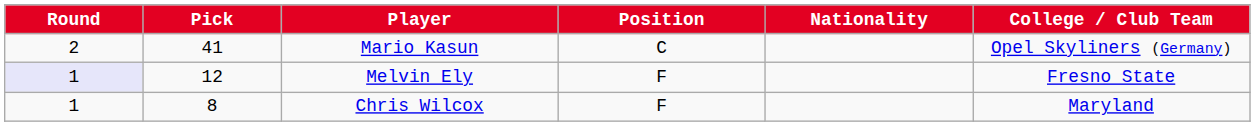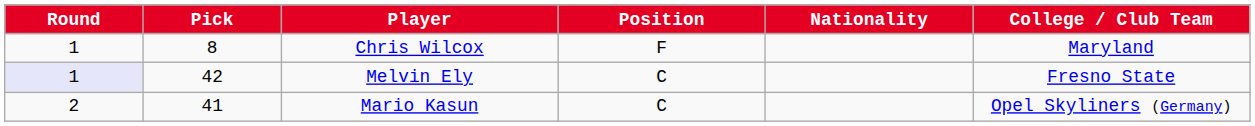rows swapped: (420, 106) <-> (420, 48)
(212, 77) 12 -> (212, 77) 42
(662, 77) F -> (662, 77) C
